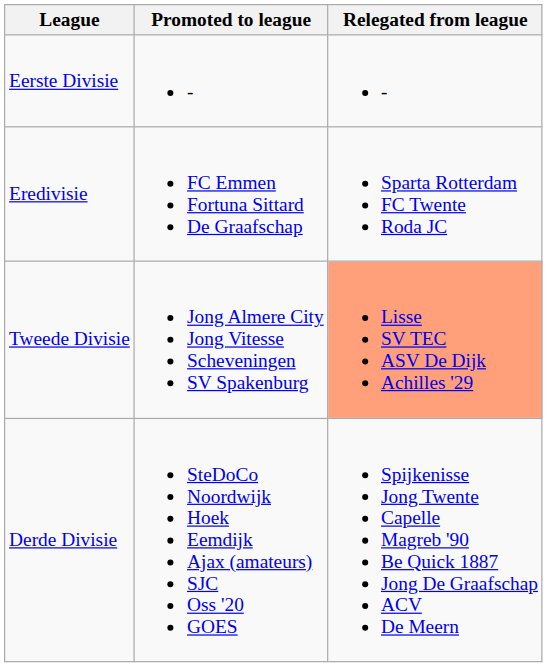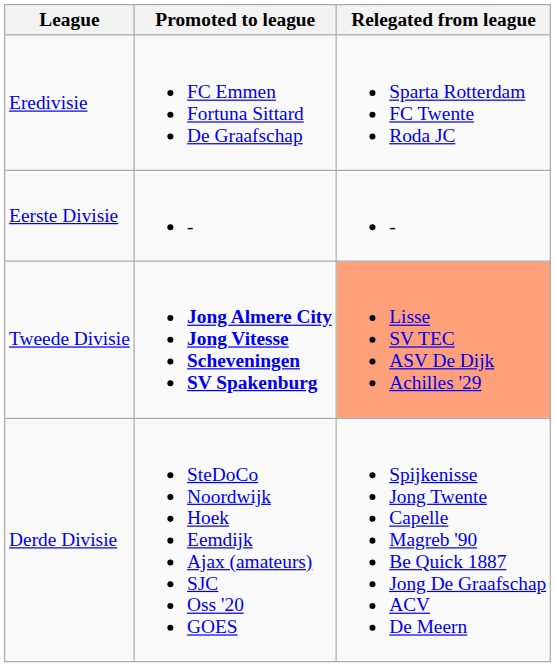rows swapped: (48, 193) <-> (64, 80)
(231, 350) normal -> (235, 350) bold
